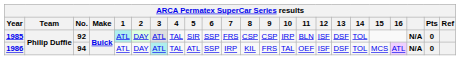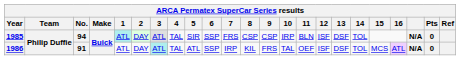(82, 36) 92 -> (82, 36) 94
(82, 49) 94 -> (82, 49) 91
